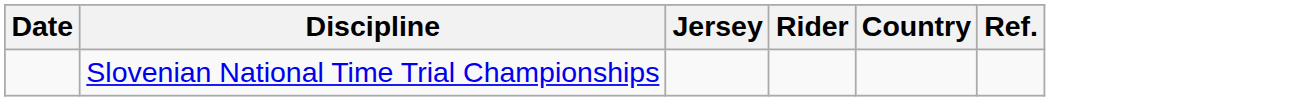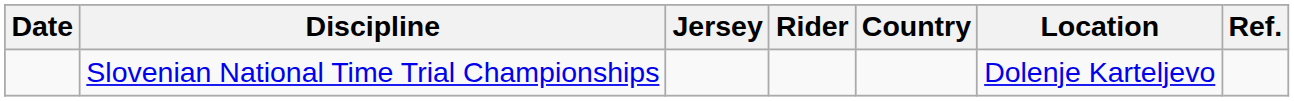+ column: (1100, 27)
